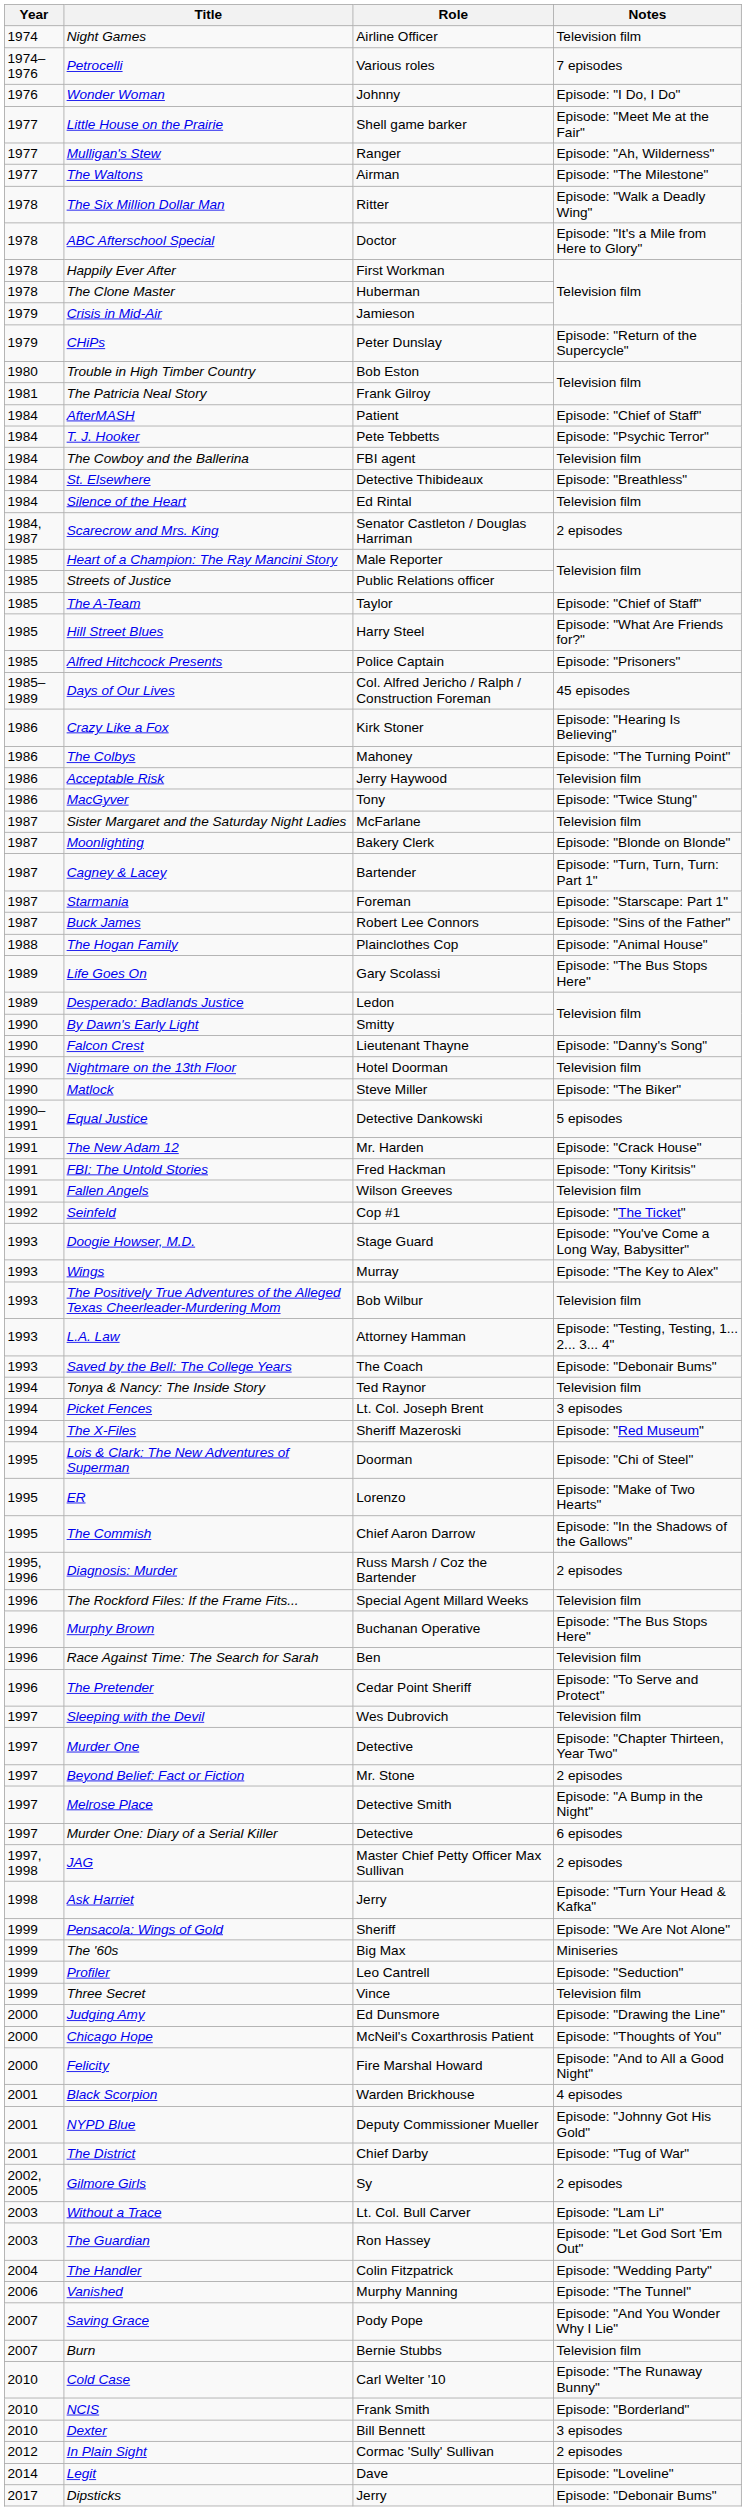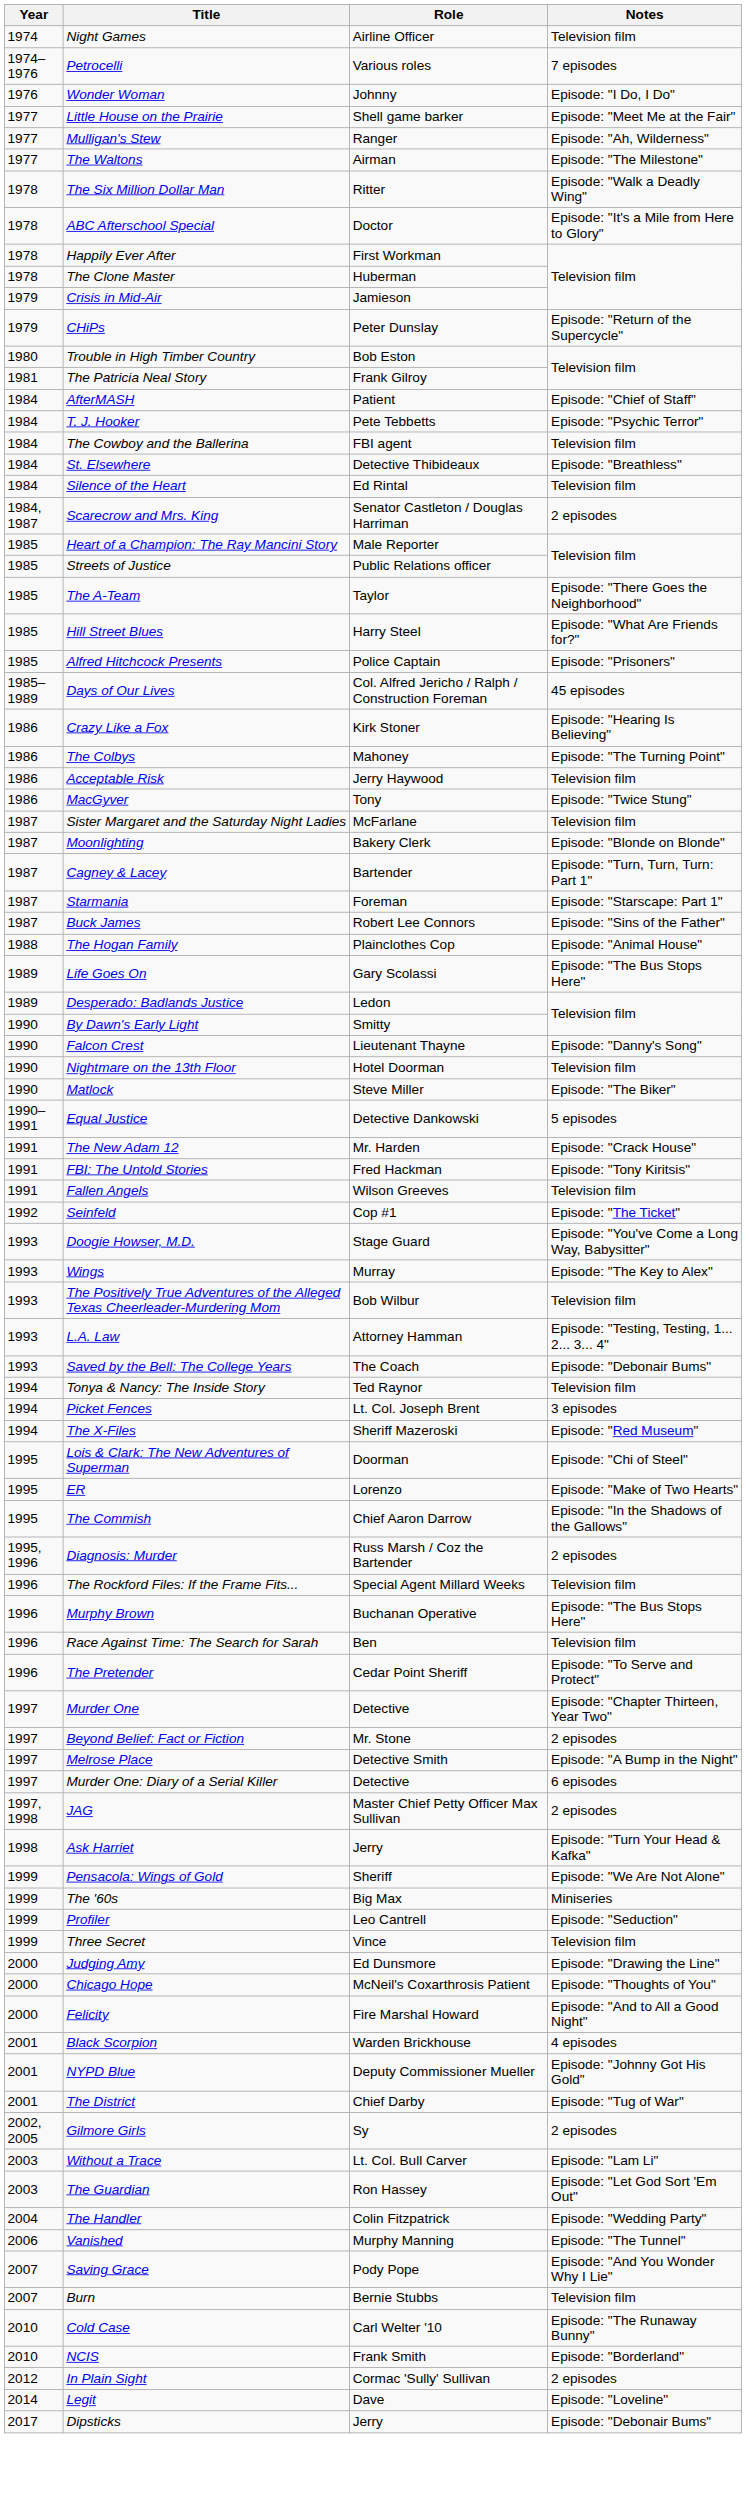(629, 603) Episode: "Chief of Staff" -> (629, 595) Episode: "There Goes the Neighborhood"
- row: (135, 1716)
- row: (87, 2430)
